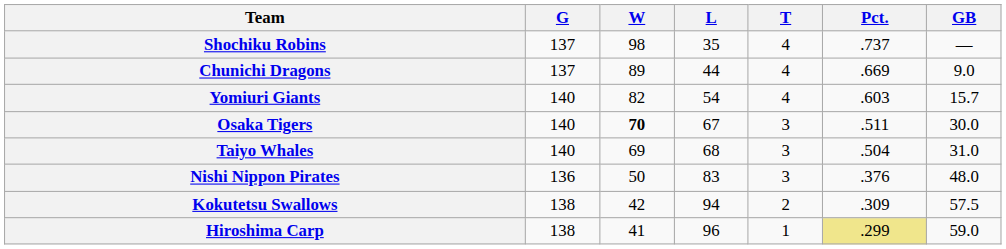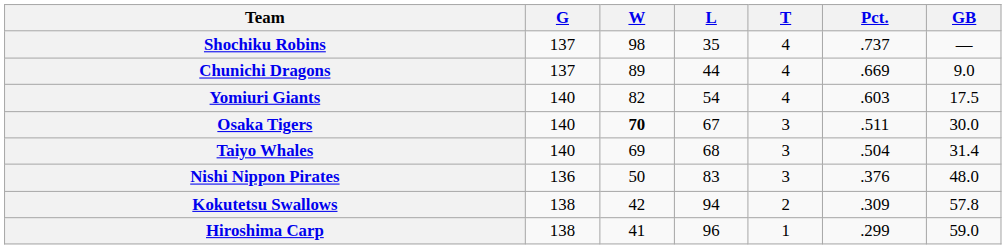(964, 97) 15.7 -> (964, 97) 17.5
(964, 151) 31.0 -> (964, 151) 31.4
(964, 204) 57.5 -> (964, 204) 57.8
(875, 230) khaki background -> (875, 230) no background
